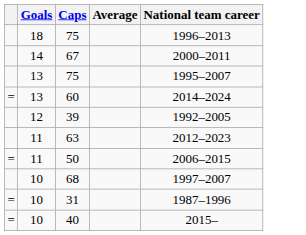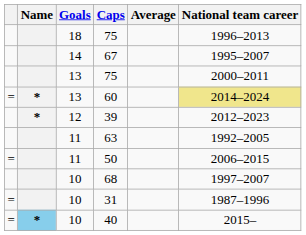+ column: (37, 14)
(202, 55) 2000–2011 -> (240, 55) 1995–2007
(202, 76) 1995–2007 -> (240, 76) 2000–2011
(202, 96) no background -> (240, 96) khaki background
(202, 117) 1992–2005 -> (240, 117) 2012–2023
(202, 138) 2012–2023 -> (240, 138) 1992–2005
